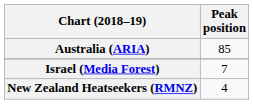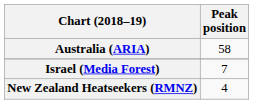(224, 48) 85 -> (224, 48) 58
